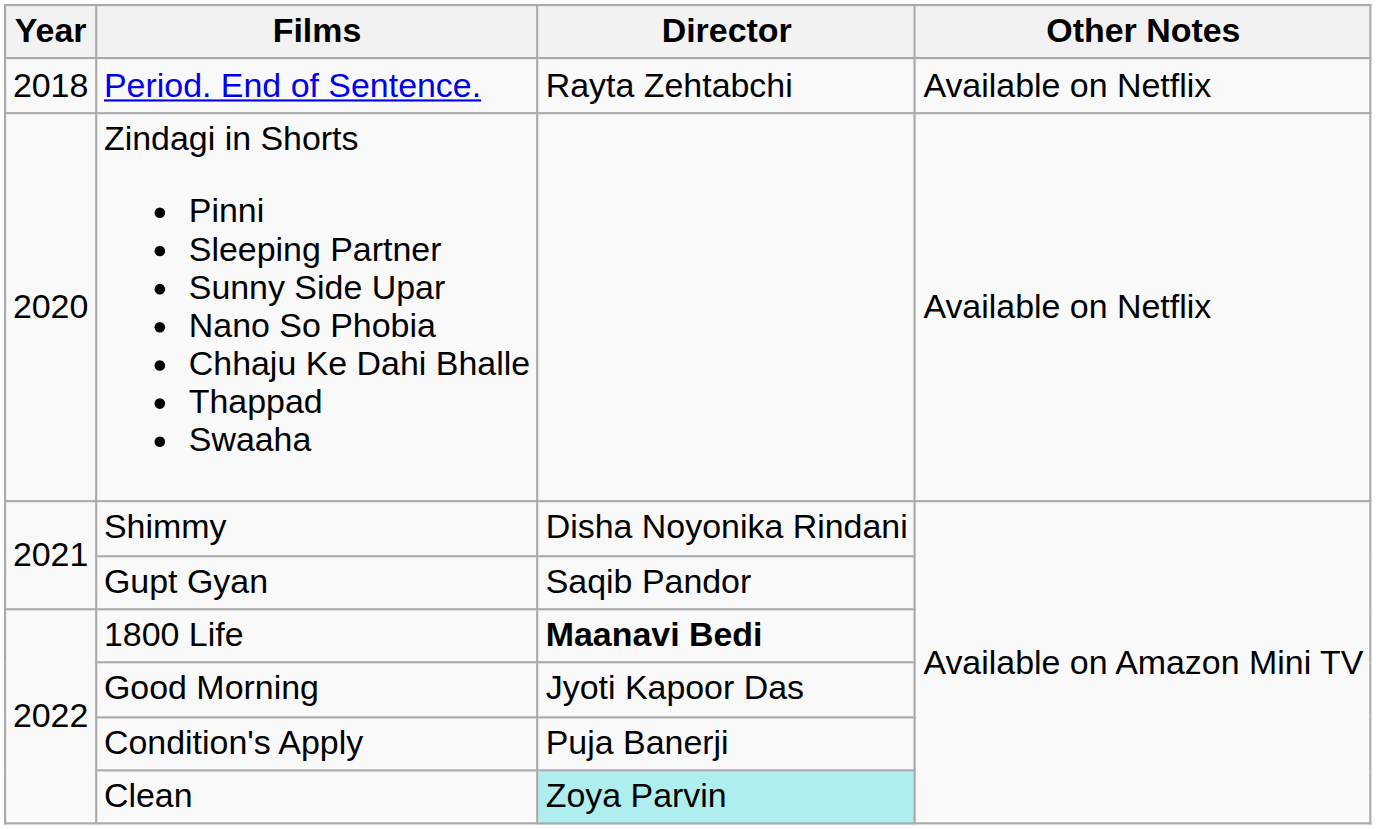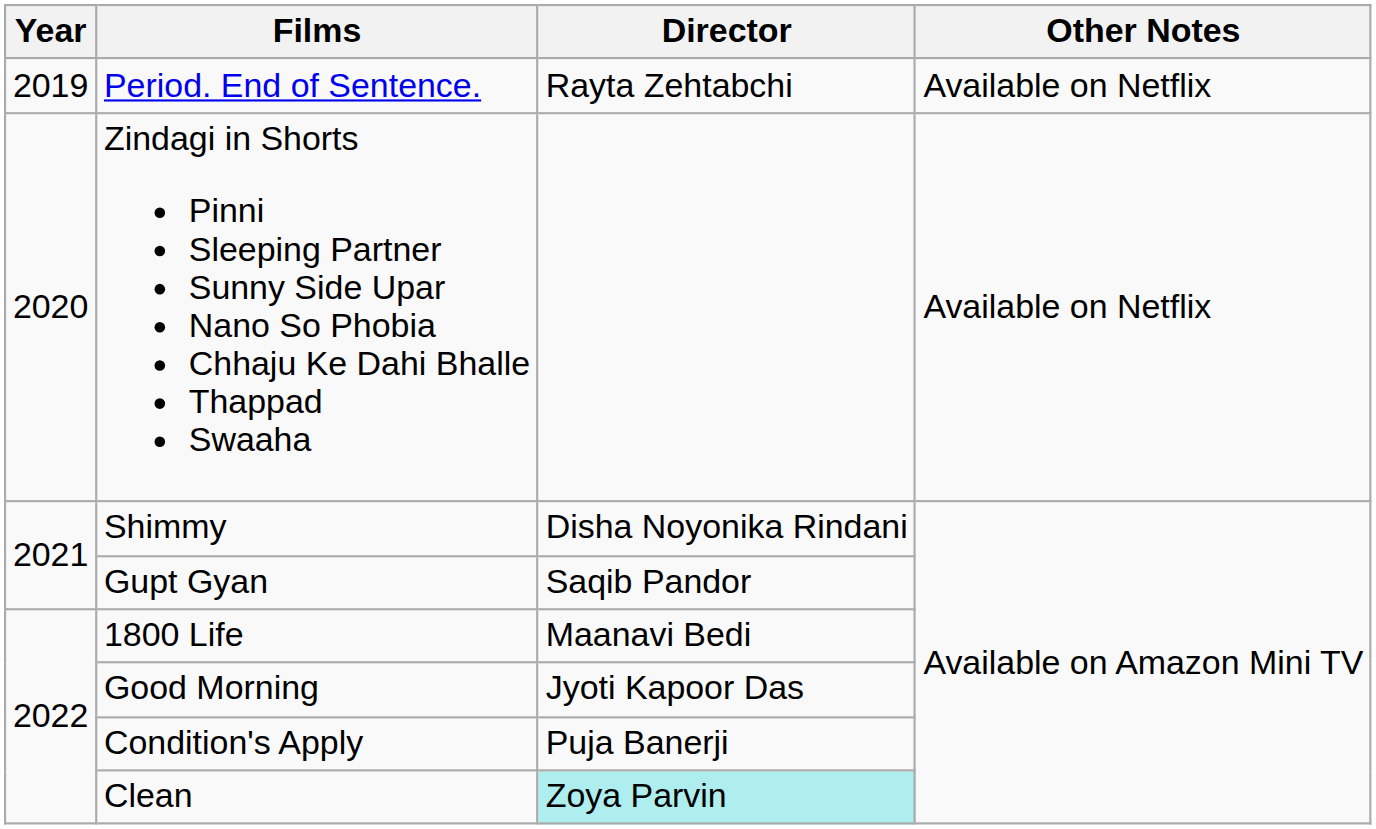(51, 85) 2018 -> (51, 85) 2019
(654, 635) bold -> (648, 635) normal
